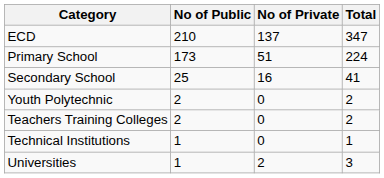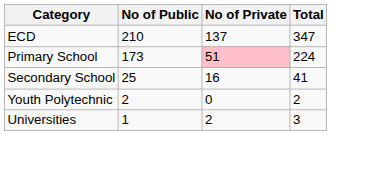(265, 57) no background -> (212, 57) pink background
- row: (88, 120)
- row: (69, 141)
